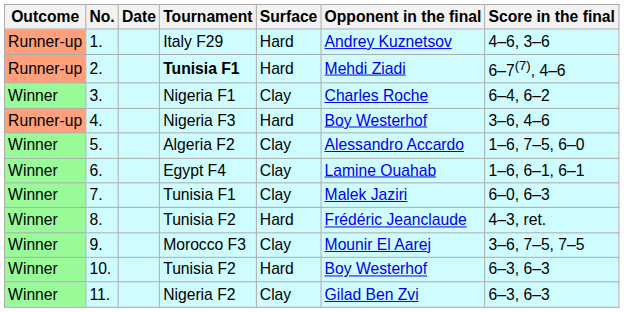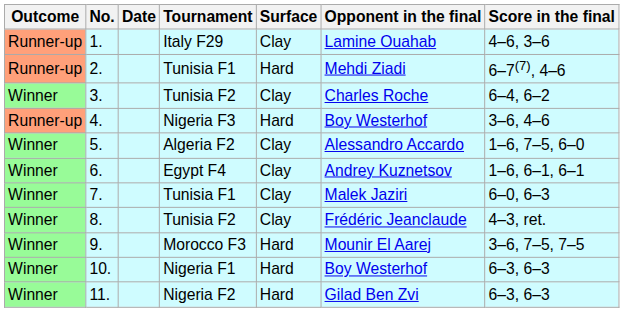(277, 41) Hard -> (275, 41) Clay
(388, 41) Andrey Kuznetsov -> (380, 41) Lamine Ouahab
(201, 68) bold -> (199, 68) normal
(199, 95) Nigeria F1 -> (199, 95) Tunisia F2
(380, 170) Lamine Ouahab -> (388, 170) Andrey Kuznetsov
(277, 220) Hard -> (275, 220) Clay
(275, 244) Clay -> (277, 244) Hard
(199, 269) Tunisia F2 -> (199, 269) Nigeria F1
(275, 294) Clay -> (277, 294) Hard
